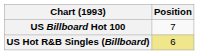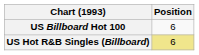(173, 27) 7 -> (173, 27) 6
